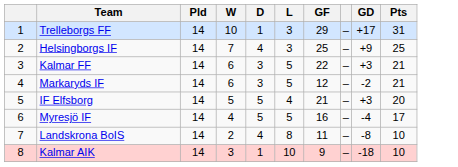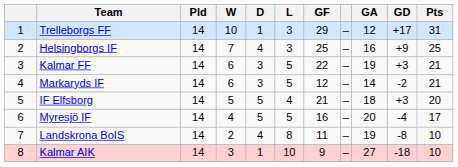+ column: (369, 13)
